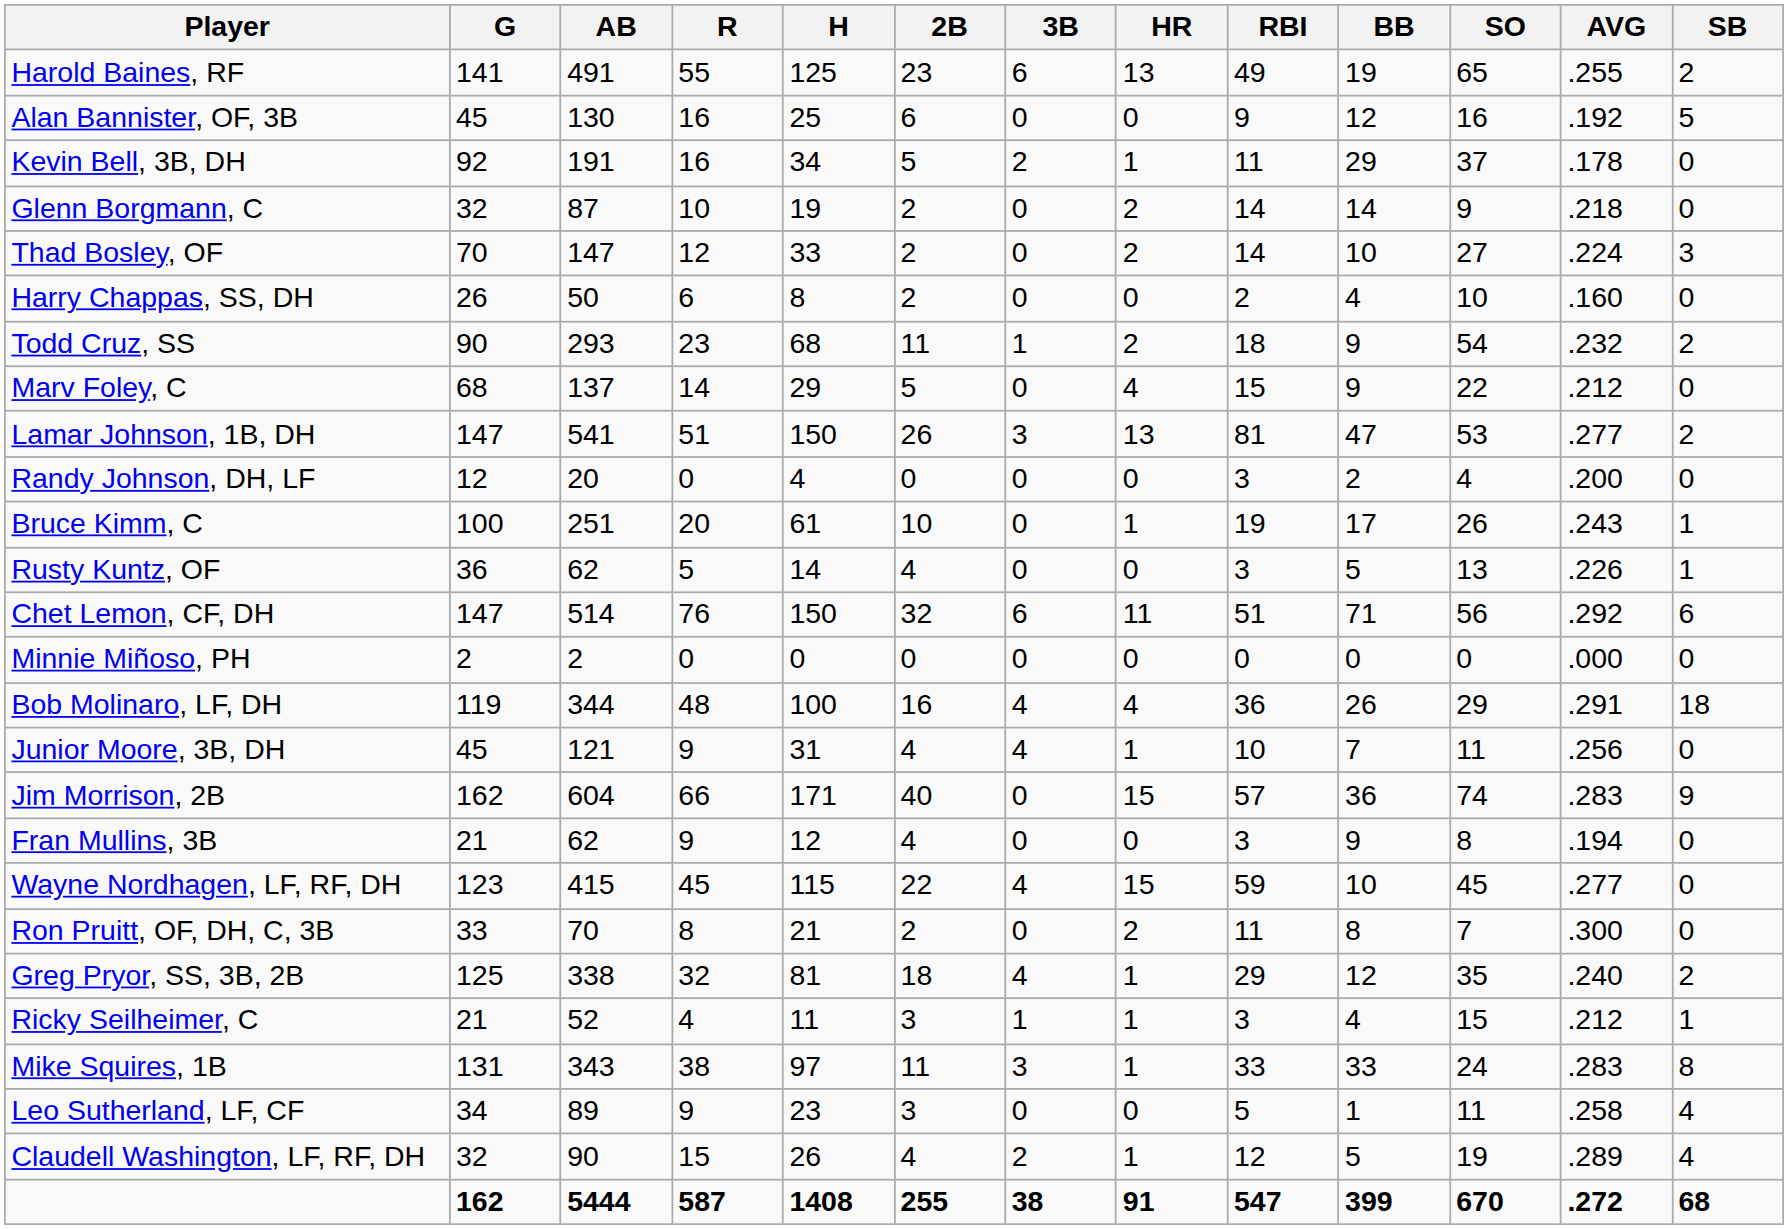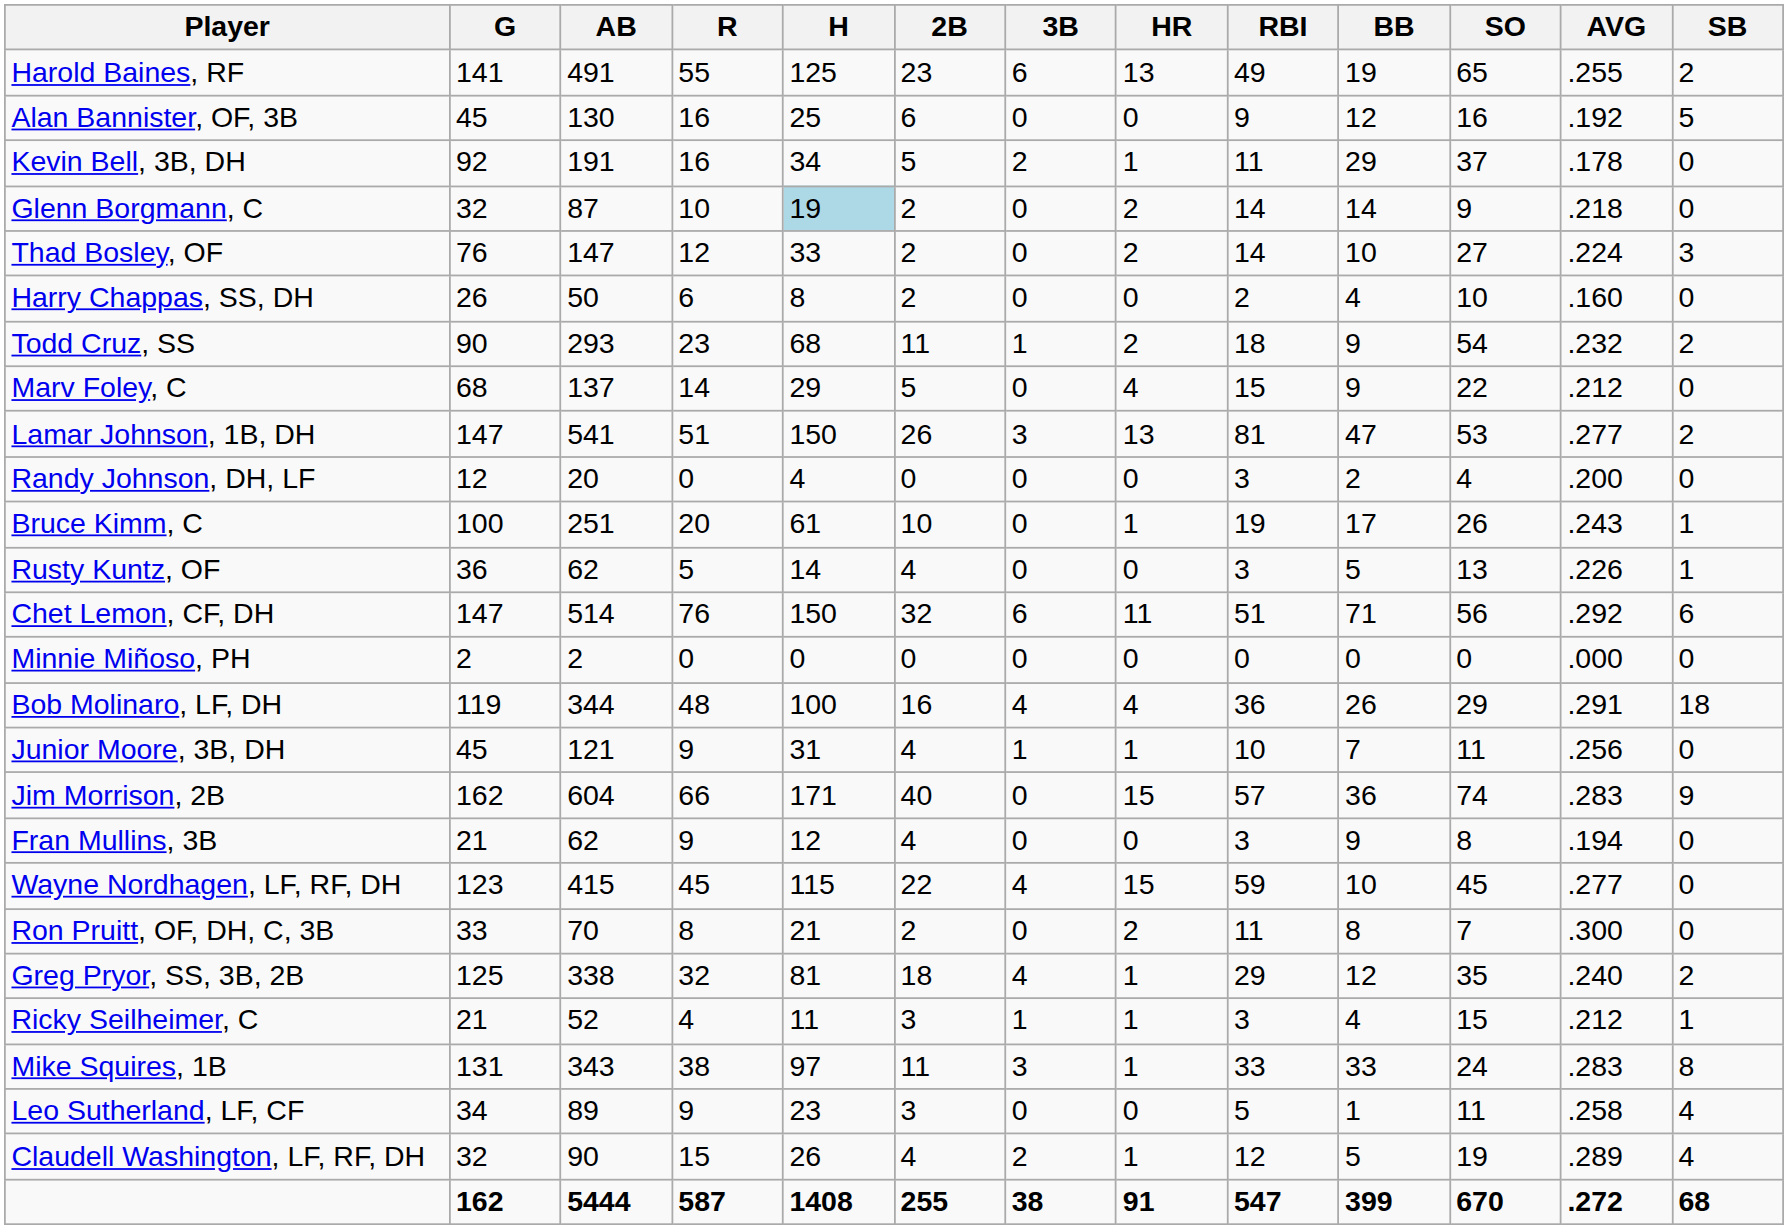(805, 207) no background -> (805, 207) lightblue background
(472, 252) 70 -> (472, 252) 76
(1020, 749) 4 -> (1020, 749) 1
